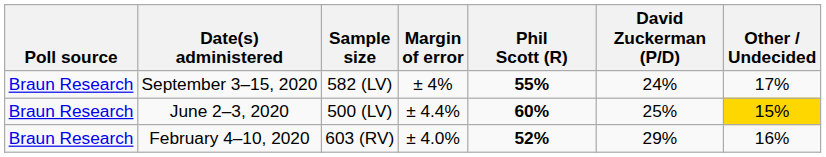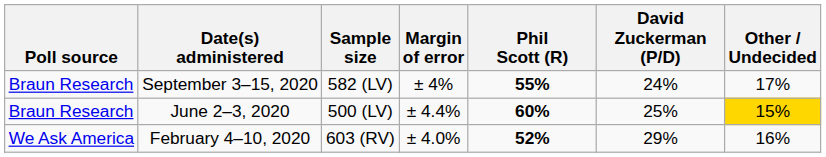(71, 139) Braun Research -> (71, 139) We Ask America
